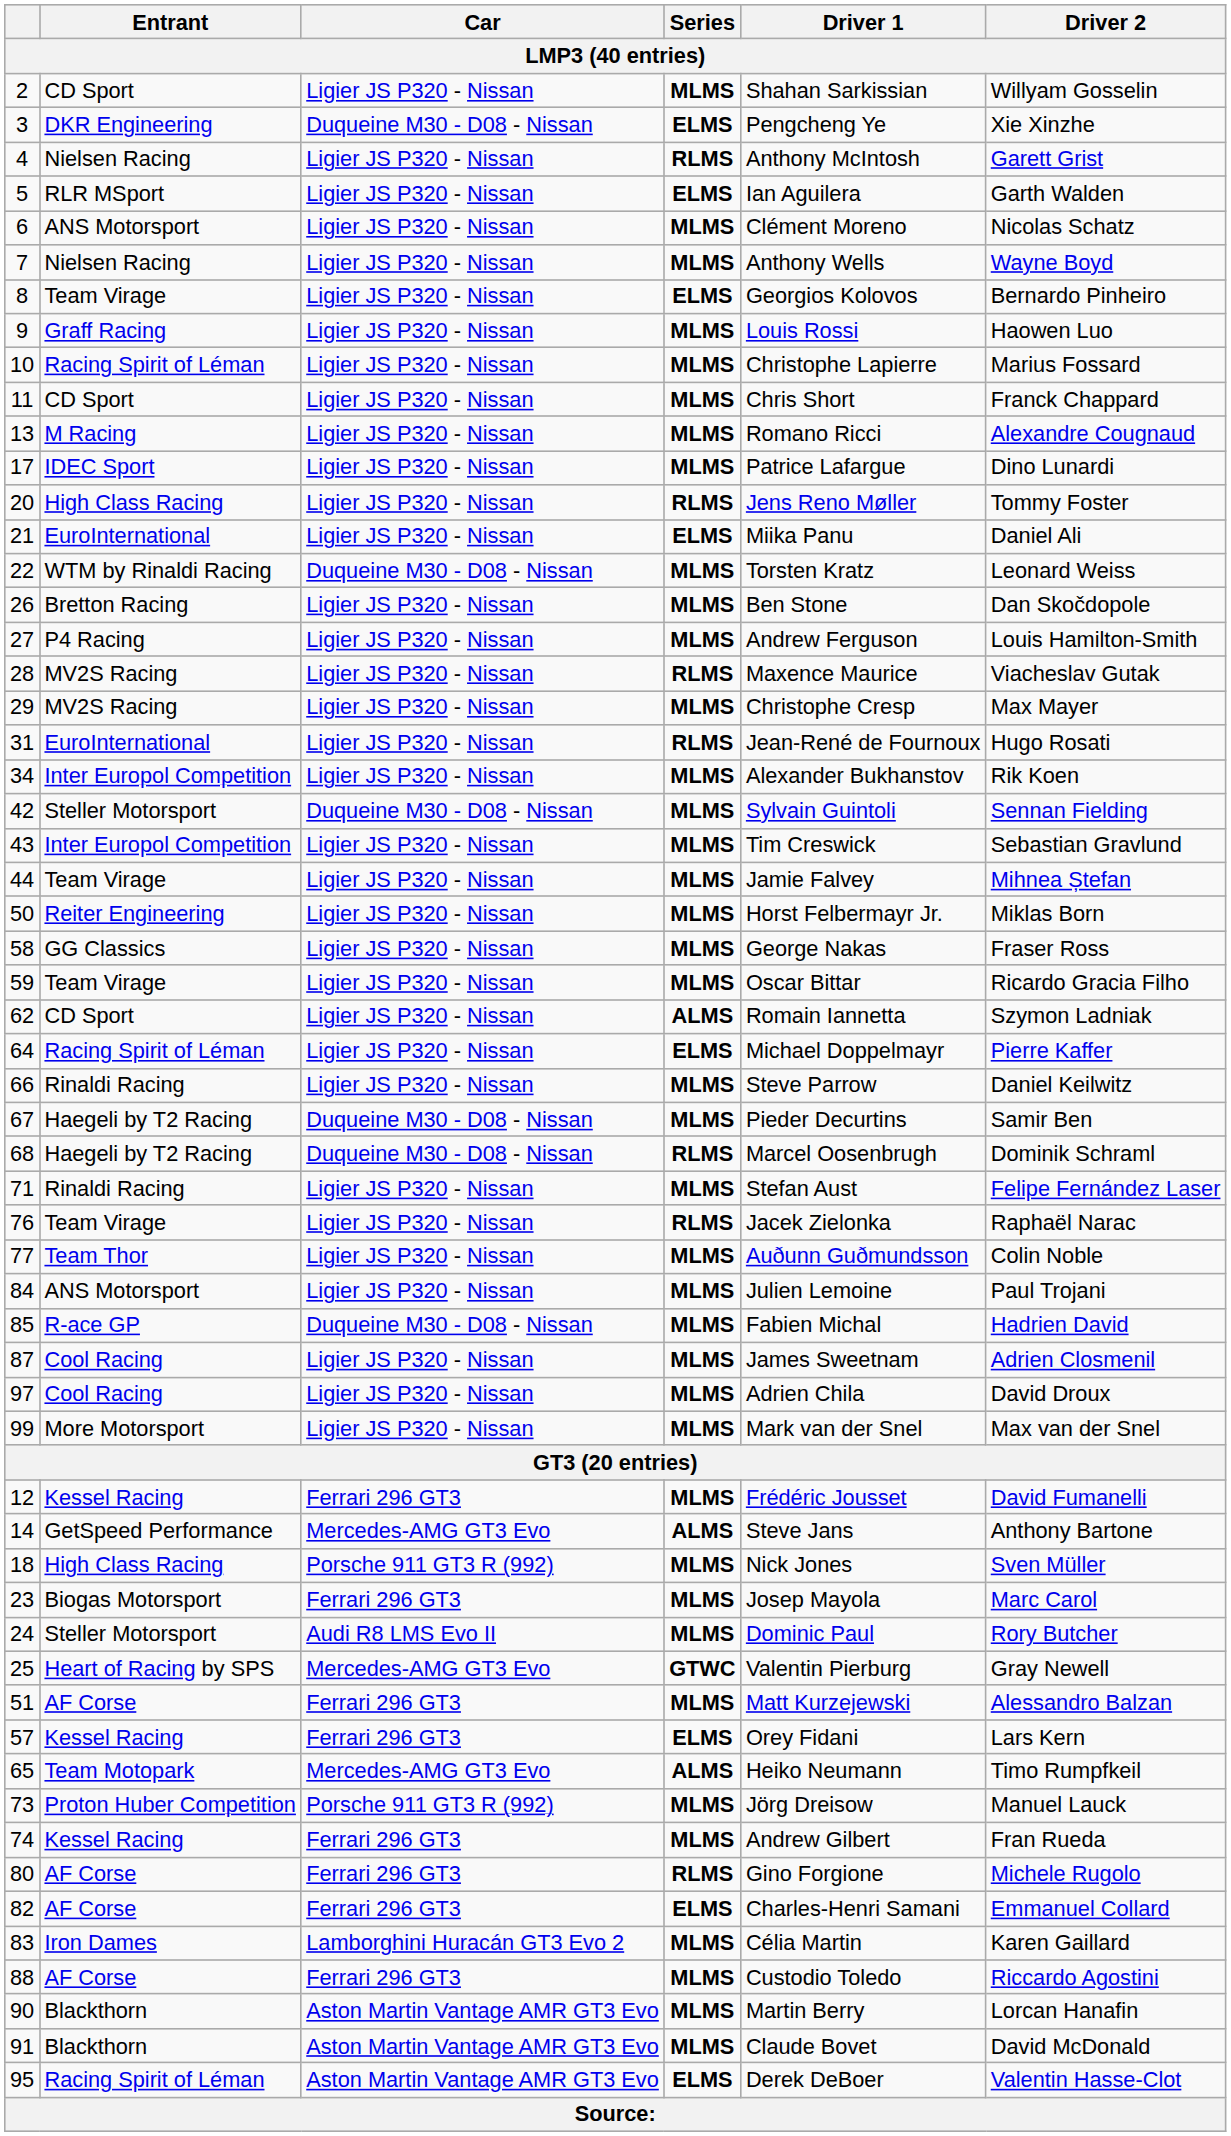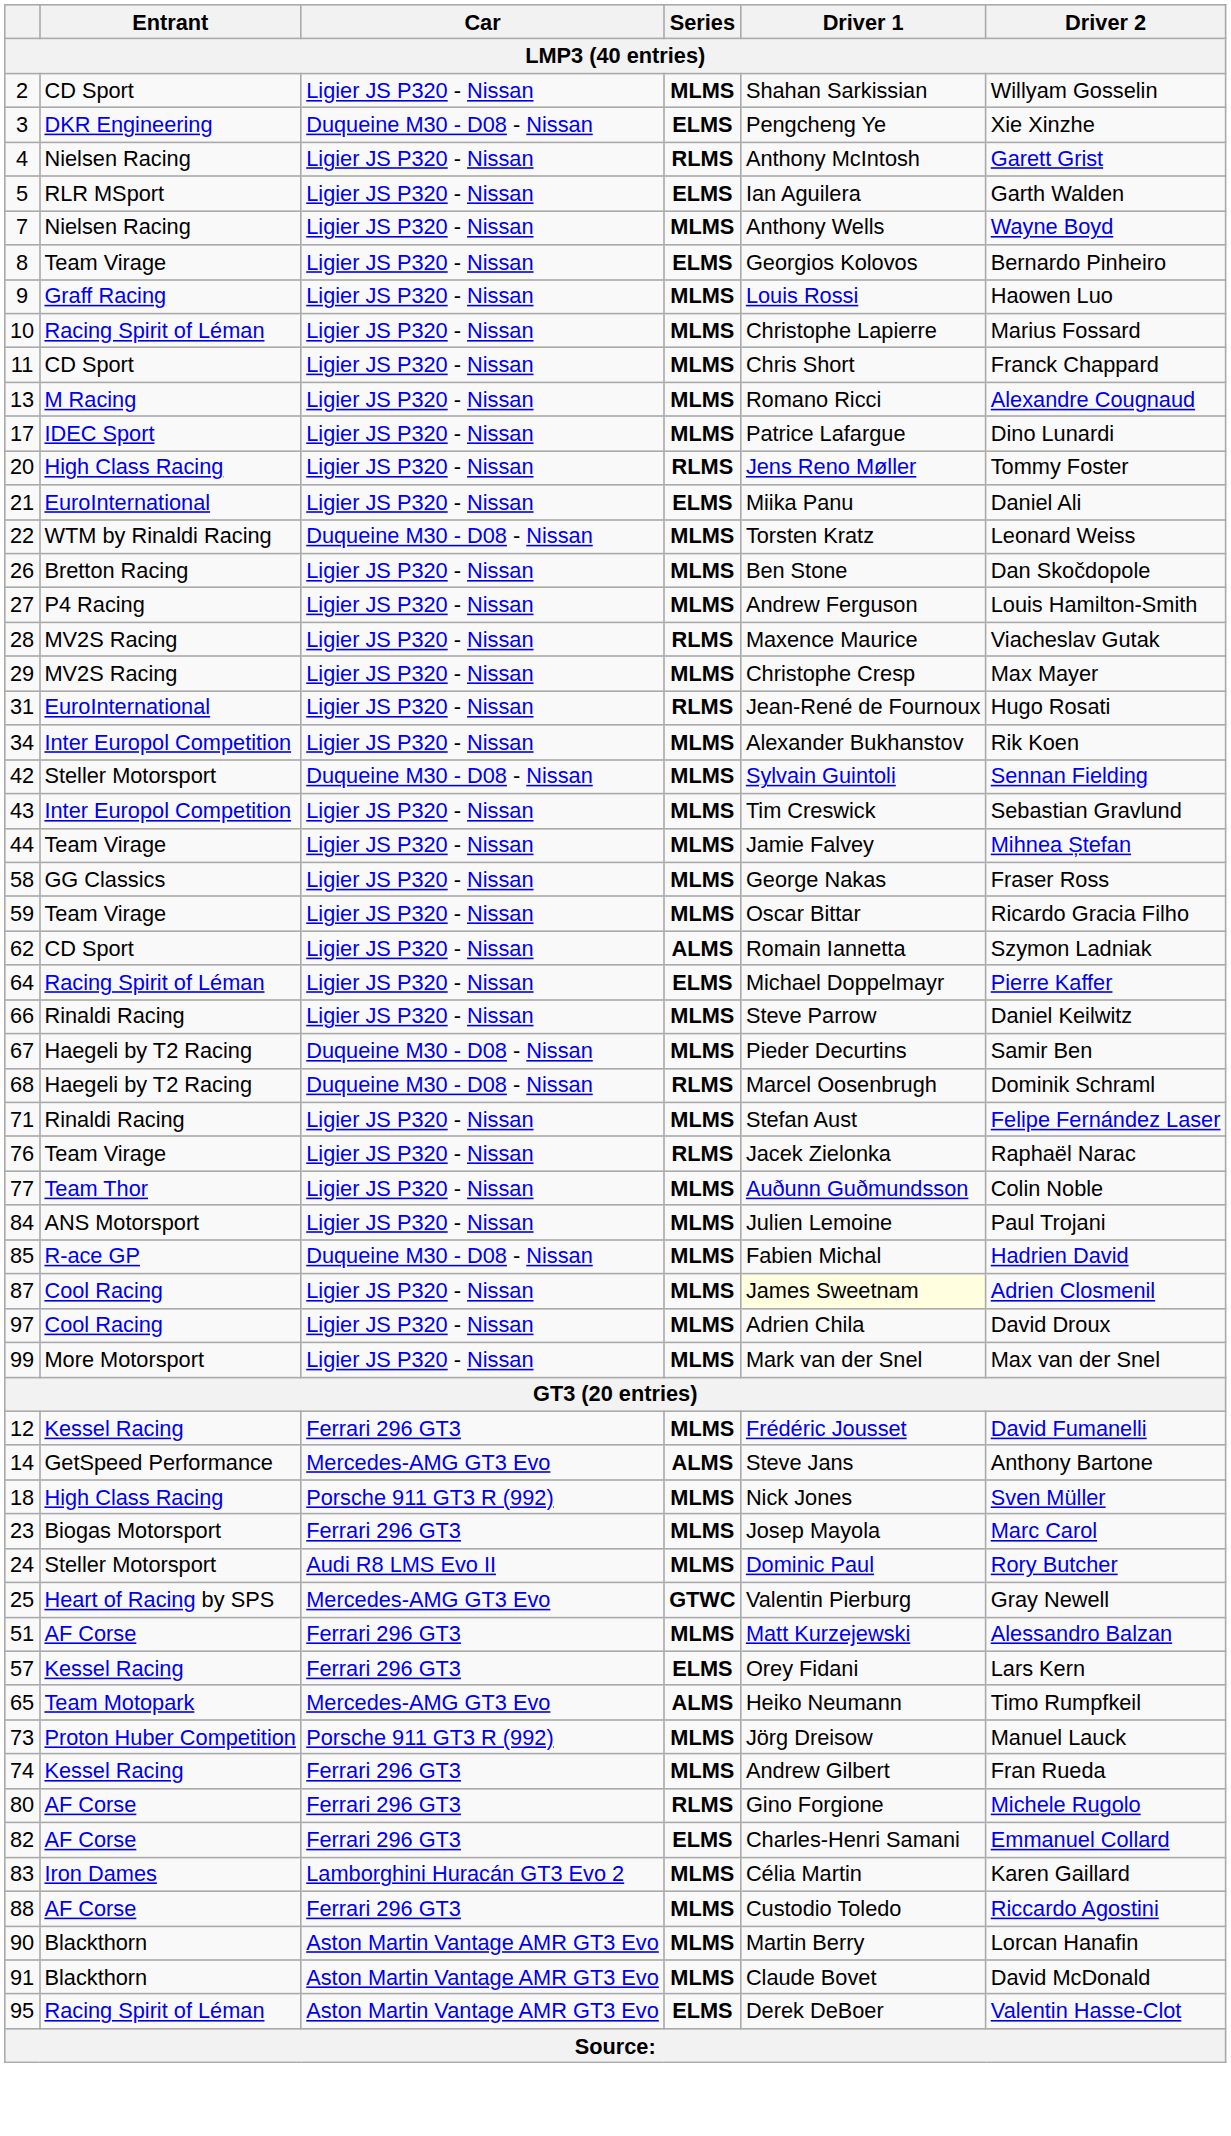- row: (22, 227)
- row: (22, 913)
(832, 1359) no background -> (832, 1291) lightyellow background
